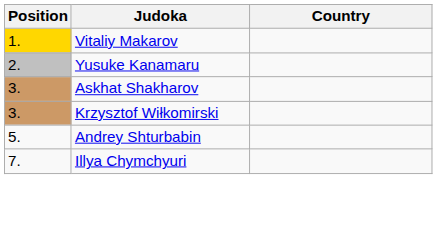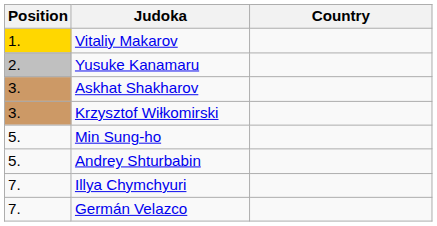+ row: (118, 137)
+ row: (131, 209)
